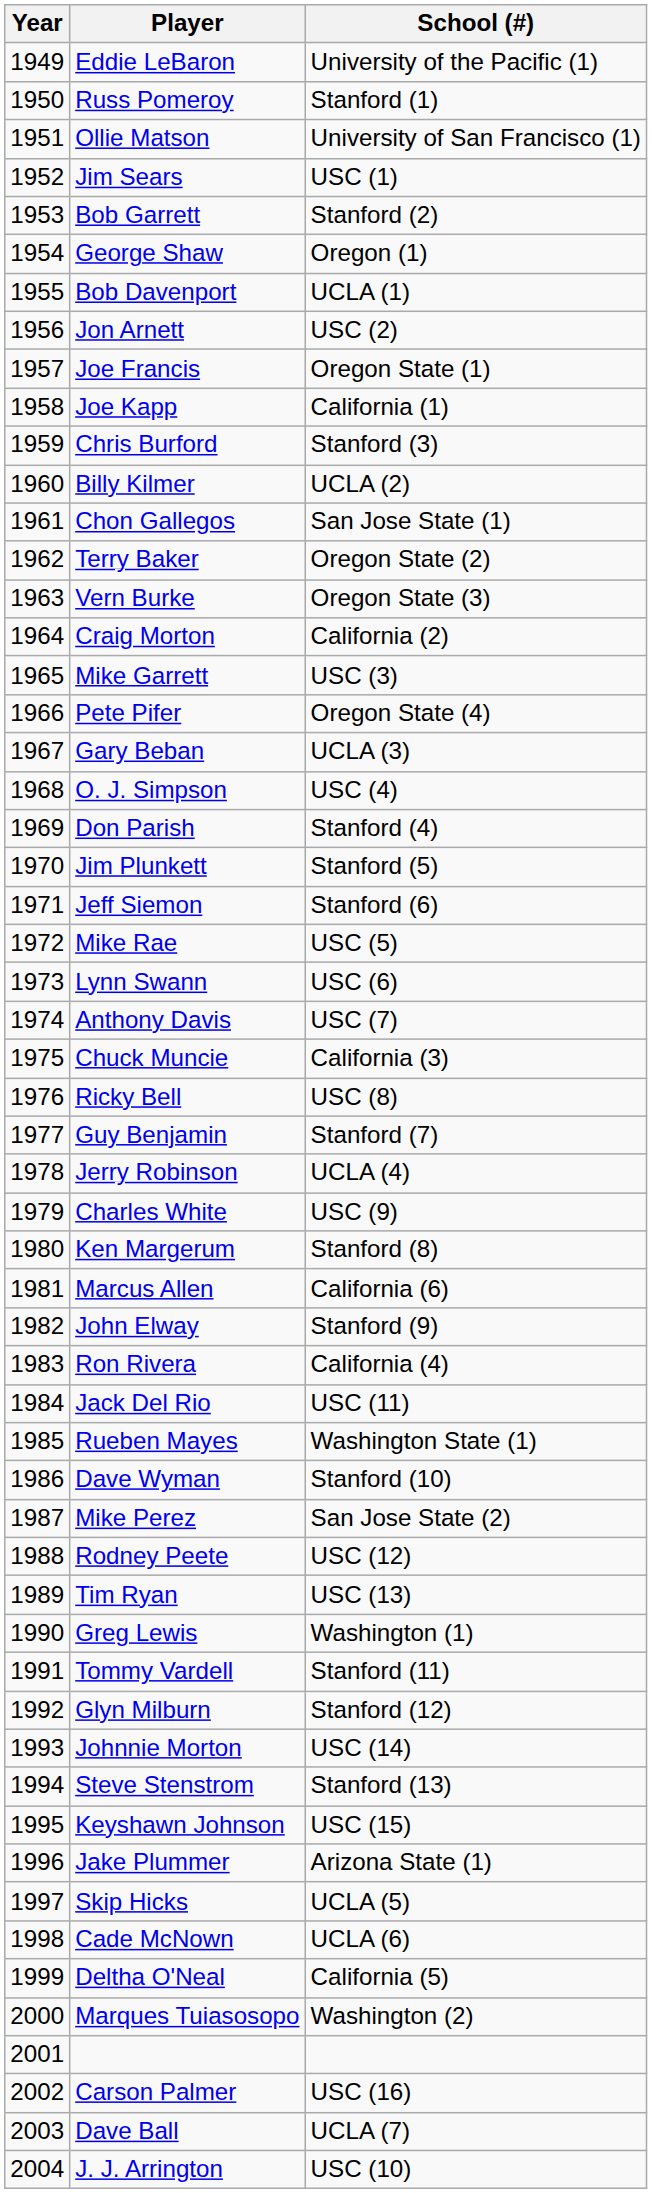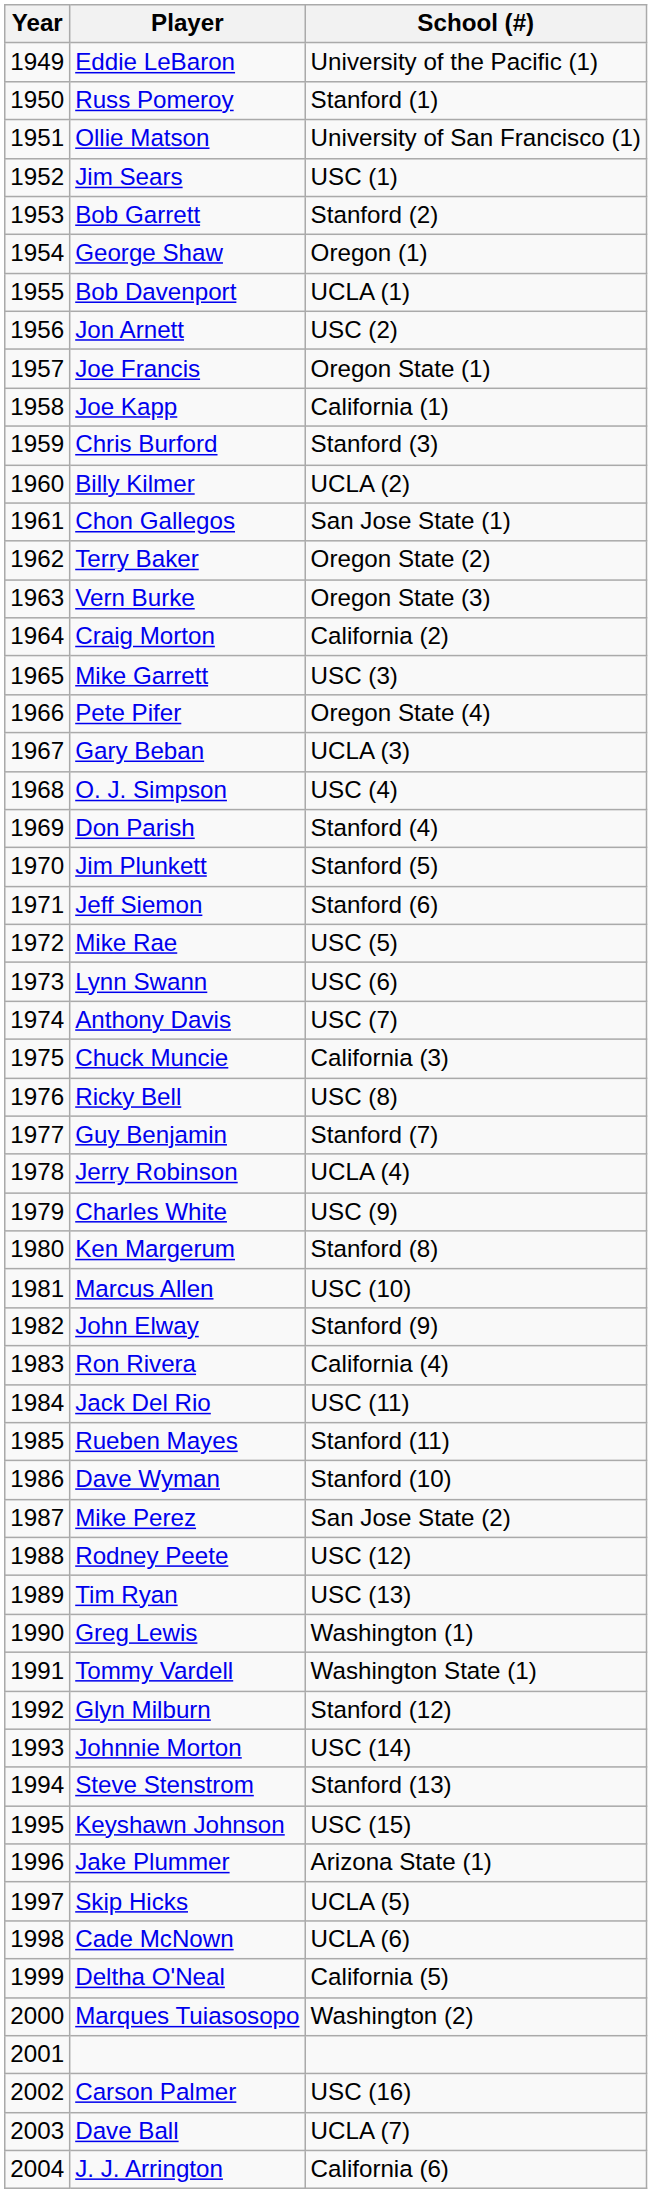(380, 1288) California (6) -> (361, 1288) USC (10)
(424, 1441) Washington State (1) -> (380, 1441) Stanford (11)
(380, 1671) Stanford (11) -> (424, 1671) Washington State (1)
(361, 2169) USC (10) -> (380, 2169) California (6)
